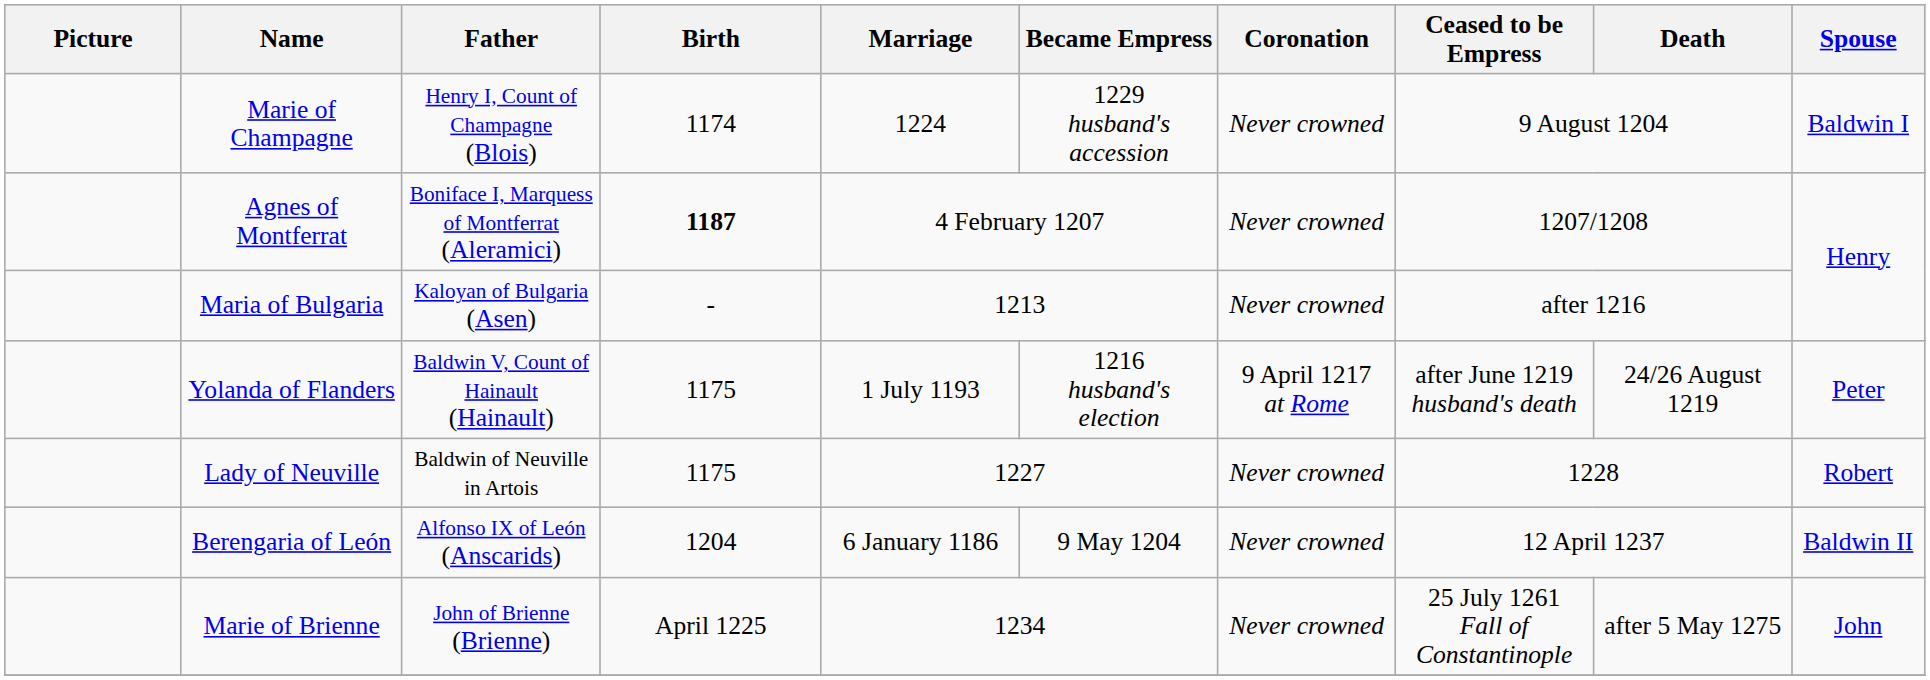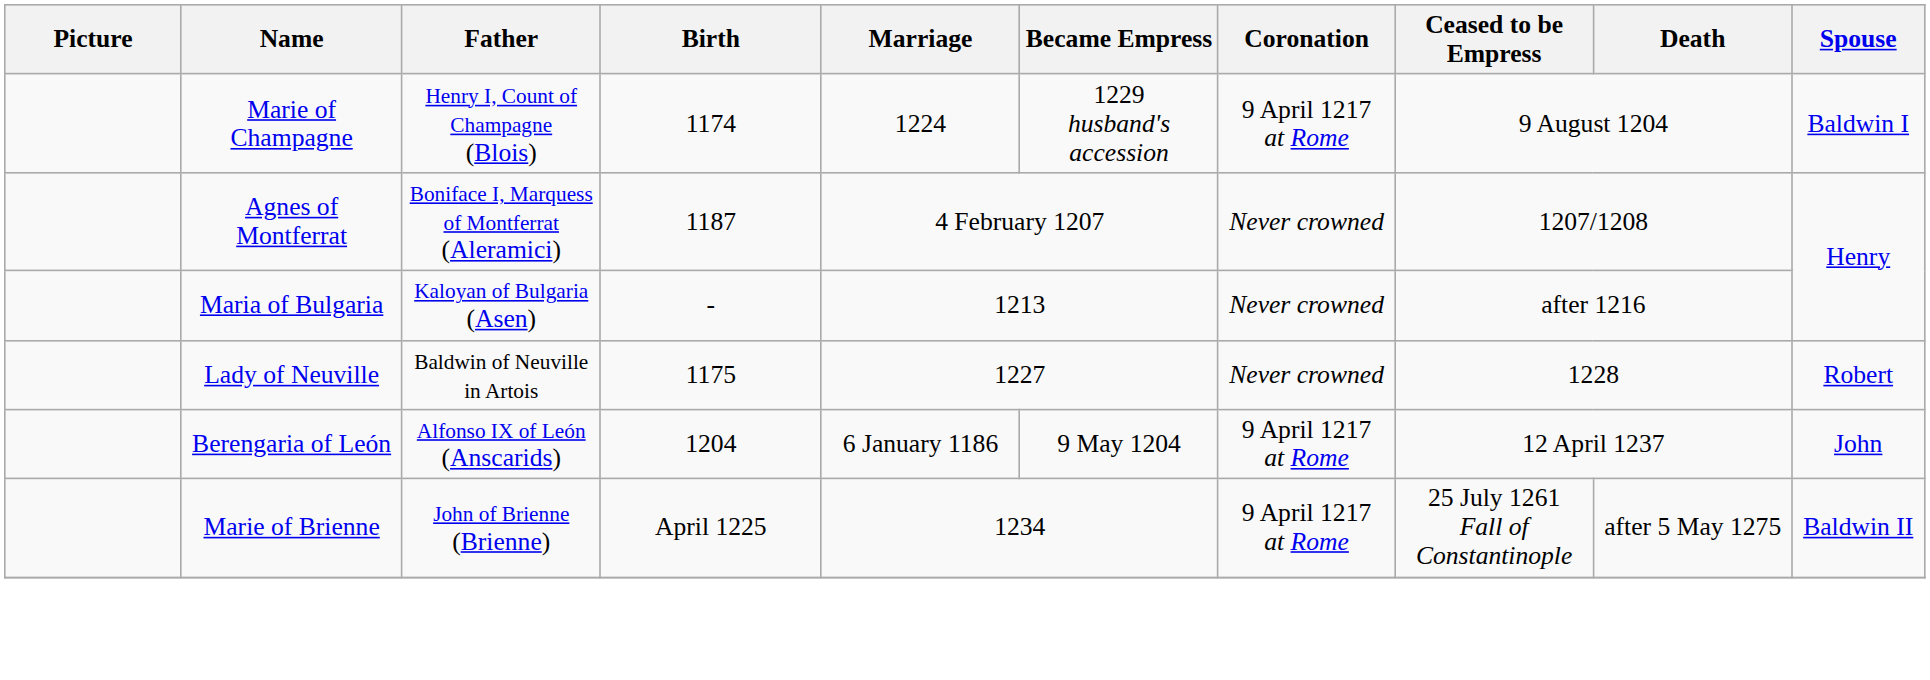(1307, 123) Never crowned -> (1307, 122) 9 April 1217 at Rome
(711, 221) bold -> (711, 221) normal
- row: (292, 388)
(1307, 542) Never crowned -> (1307, 443) 9 April 1217 at Rome
(1858, 542) Baldwin II -> (1858, 443) John
(1307, 625) Never crowned -> (1307, 527) 9 April 1217 at Rome
(1858, 625) John -> (1858, 527) Baldwin II
